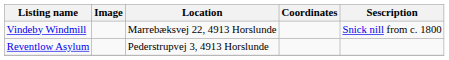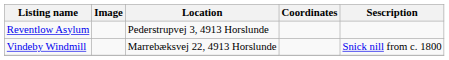rows swapped: (48, 47) <-> (47, 30)
